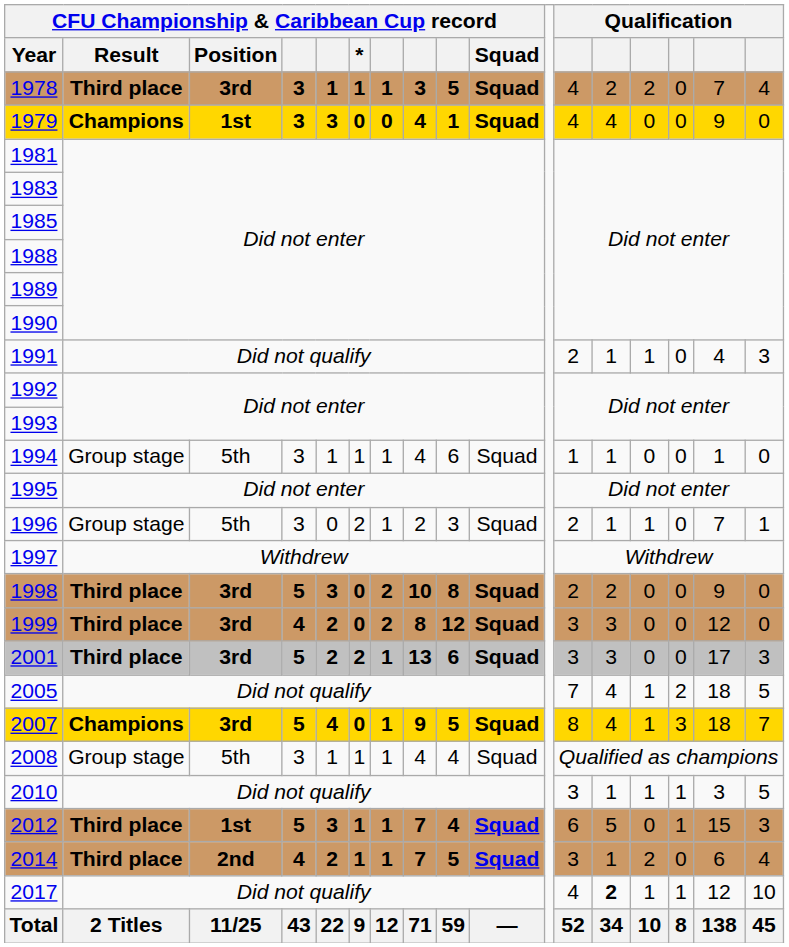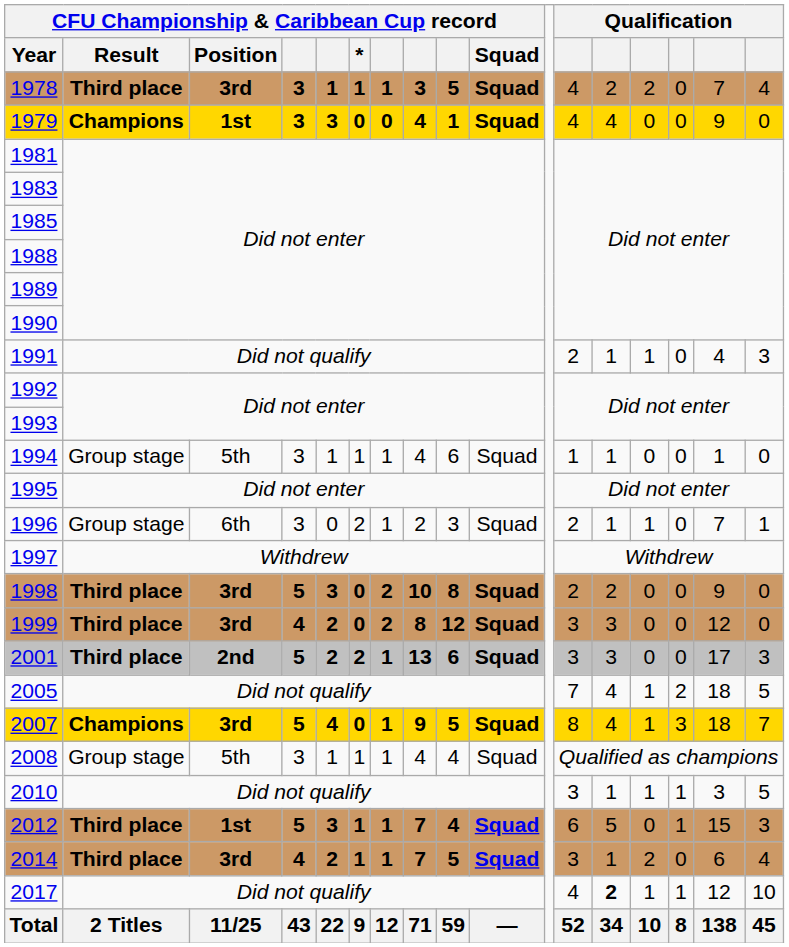(236, 523) 5th -> (236, 523) 6th
(236, 657) 3rd -> (236, 657) 2nd
(236, 858) 2nd -> (236, 858) 3rd
